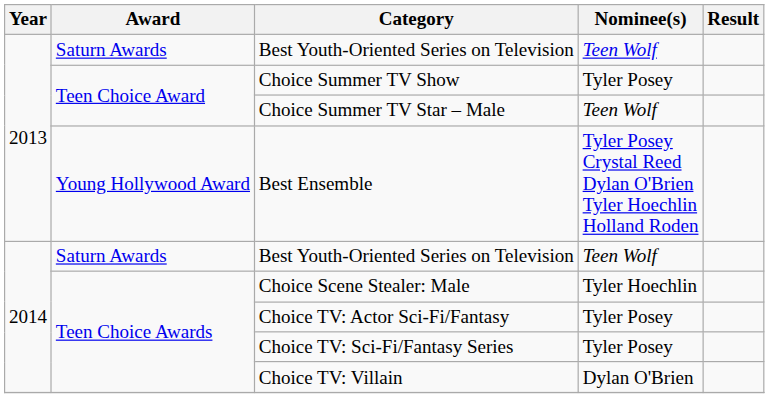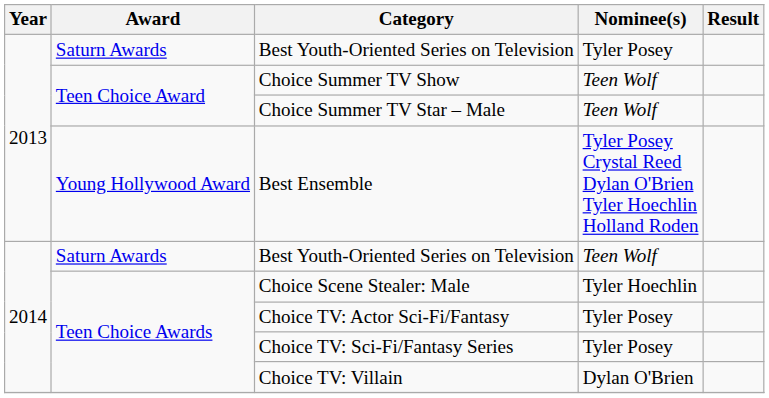(620, 49) Teen Wolf -> (628, 49) Tyler Posey
(628, 79) Tyler Posey -> (620, 79) Teen Wolf
